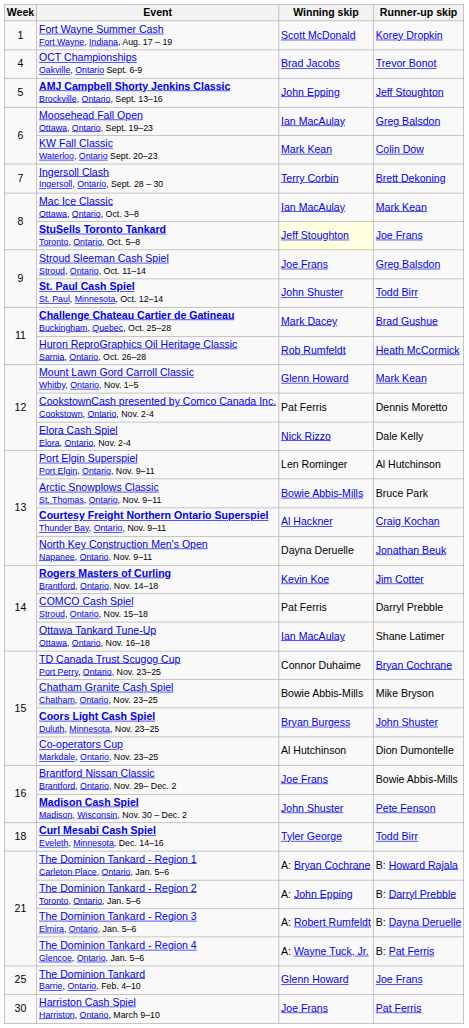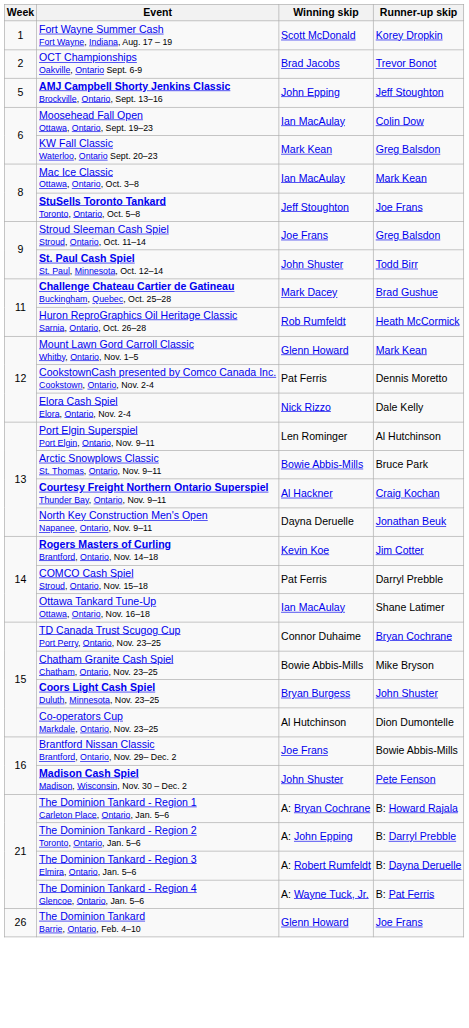(20, 64) 4 -> (20, 64) 2
(408, 121) Greg Balsdon -> (400, 121) Colin Dow
(400, 150) Colin Dow -> (408, 150) Greg Balsdon
- row: (101, 178)
(315, 235) lightyellow background -> (315, 207) no background
- row: (101, 837)
(20, 980) 25 -> (20, 923) 26
- row: (99, 1008)
